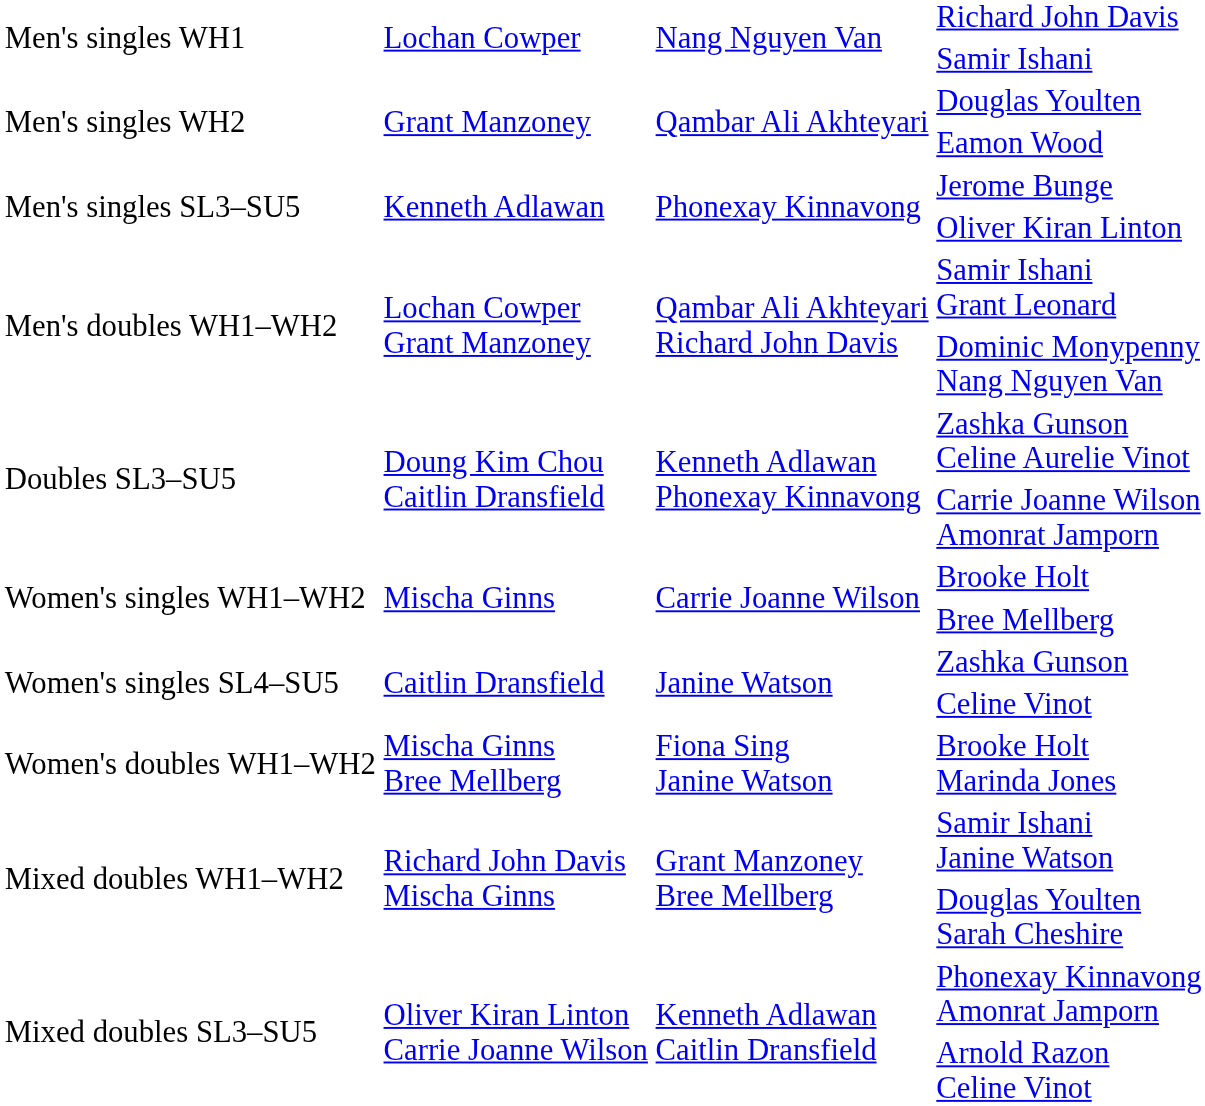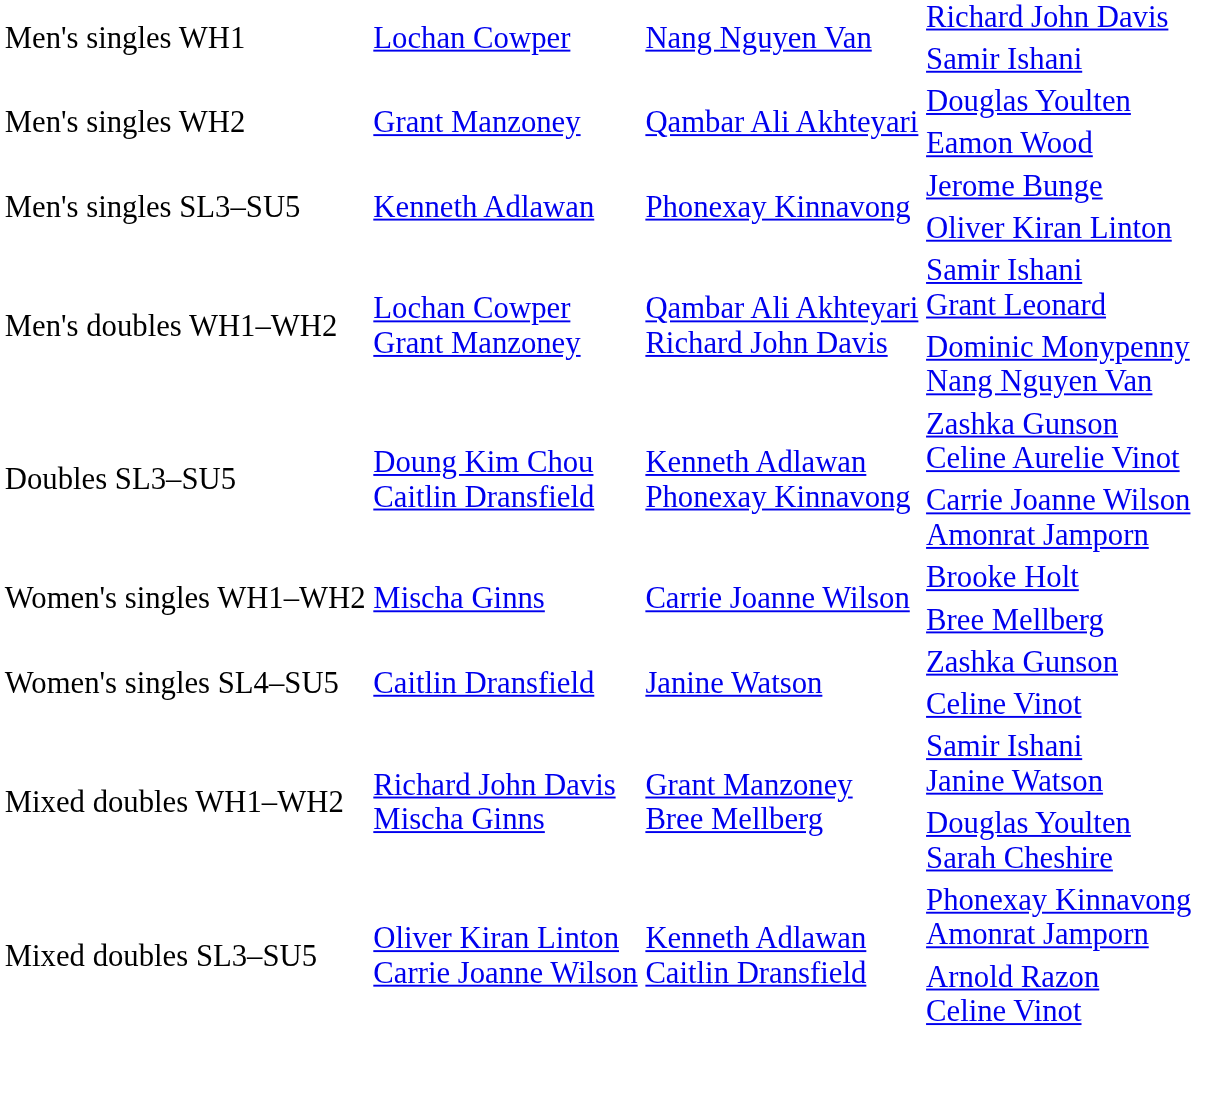- row: (1026, 763)
